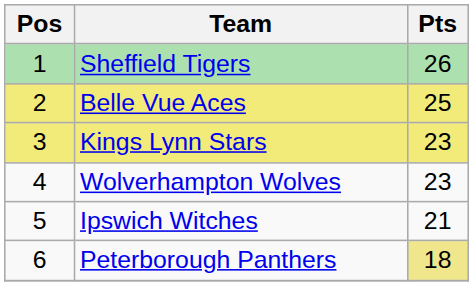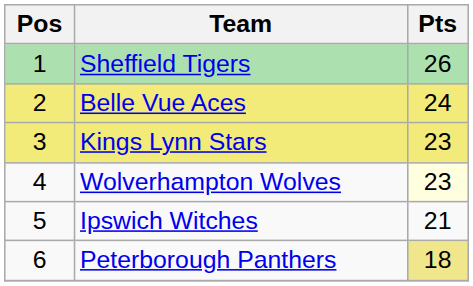(438, 102) 25 -> (438, 102) 24
(438, 181) no background -> (438, 181) lightyellow background
